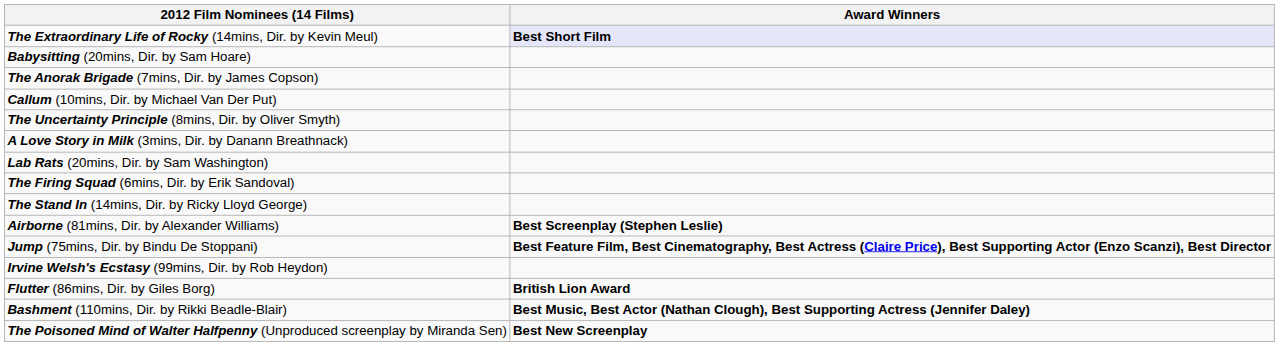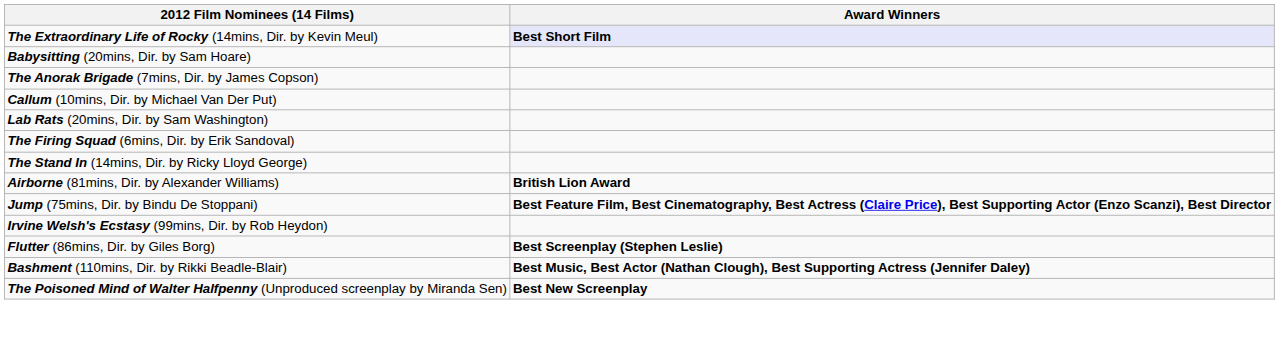- row: (174, 120)
- row: (178, 141)
(618, 225) Best Screenplay (Stephen Leslie) -> (572, 183) British Lion Award
(572, 288) British Lion Award -> (618, 246) Best Screenplay (Stephen Leslie)
